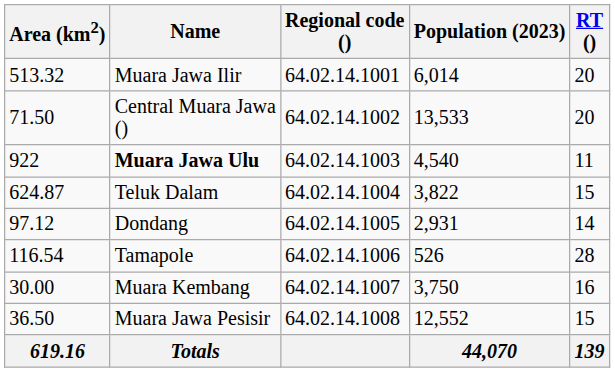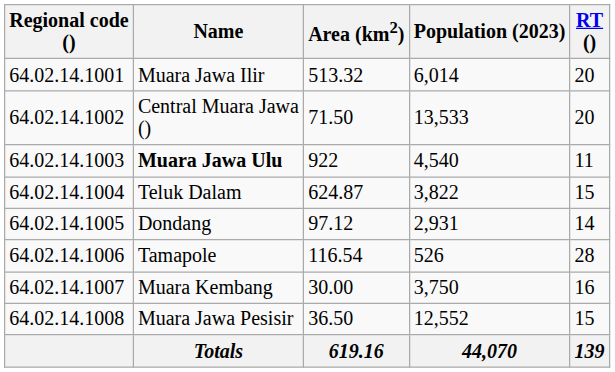columns swapped: (345, 31) <-> (57, 31)
